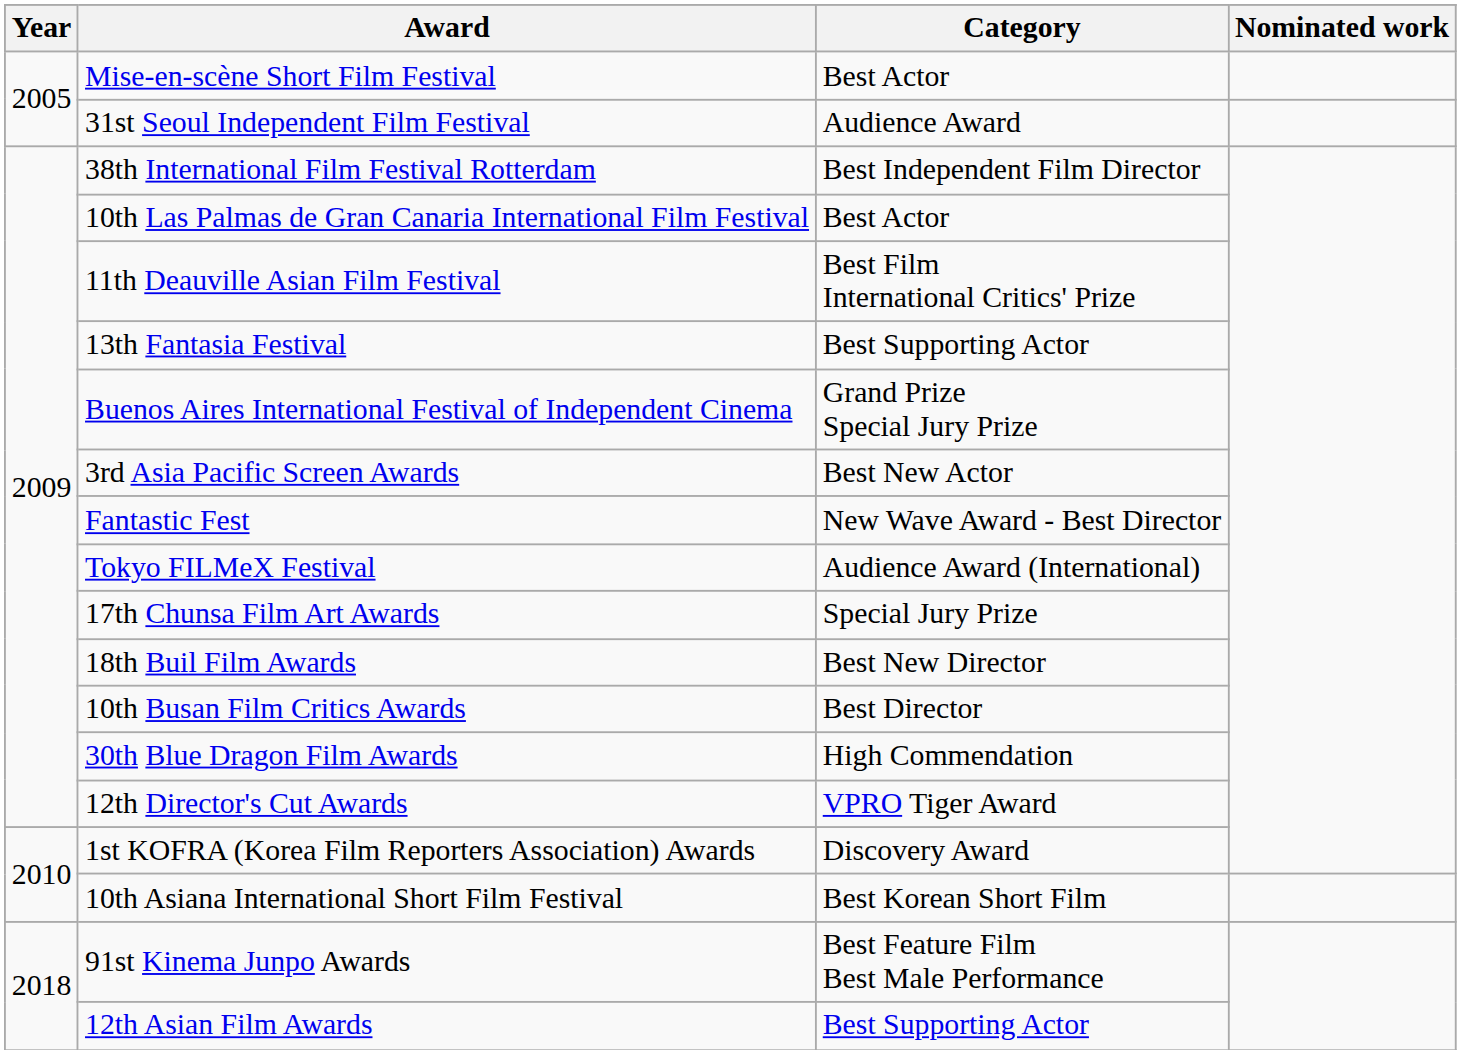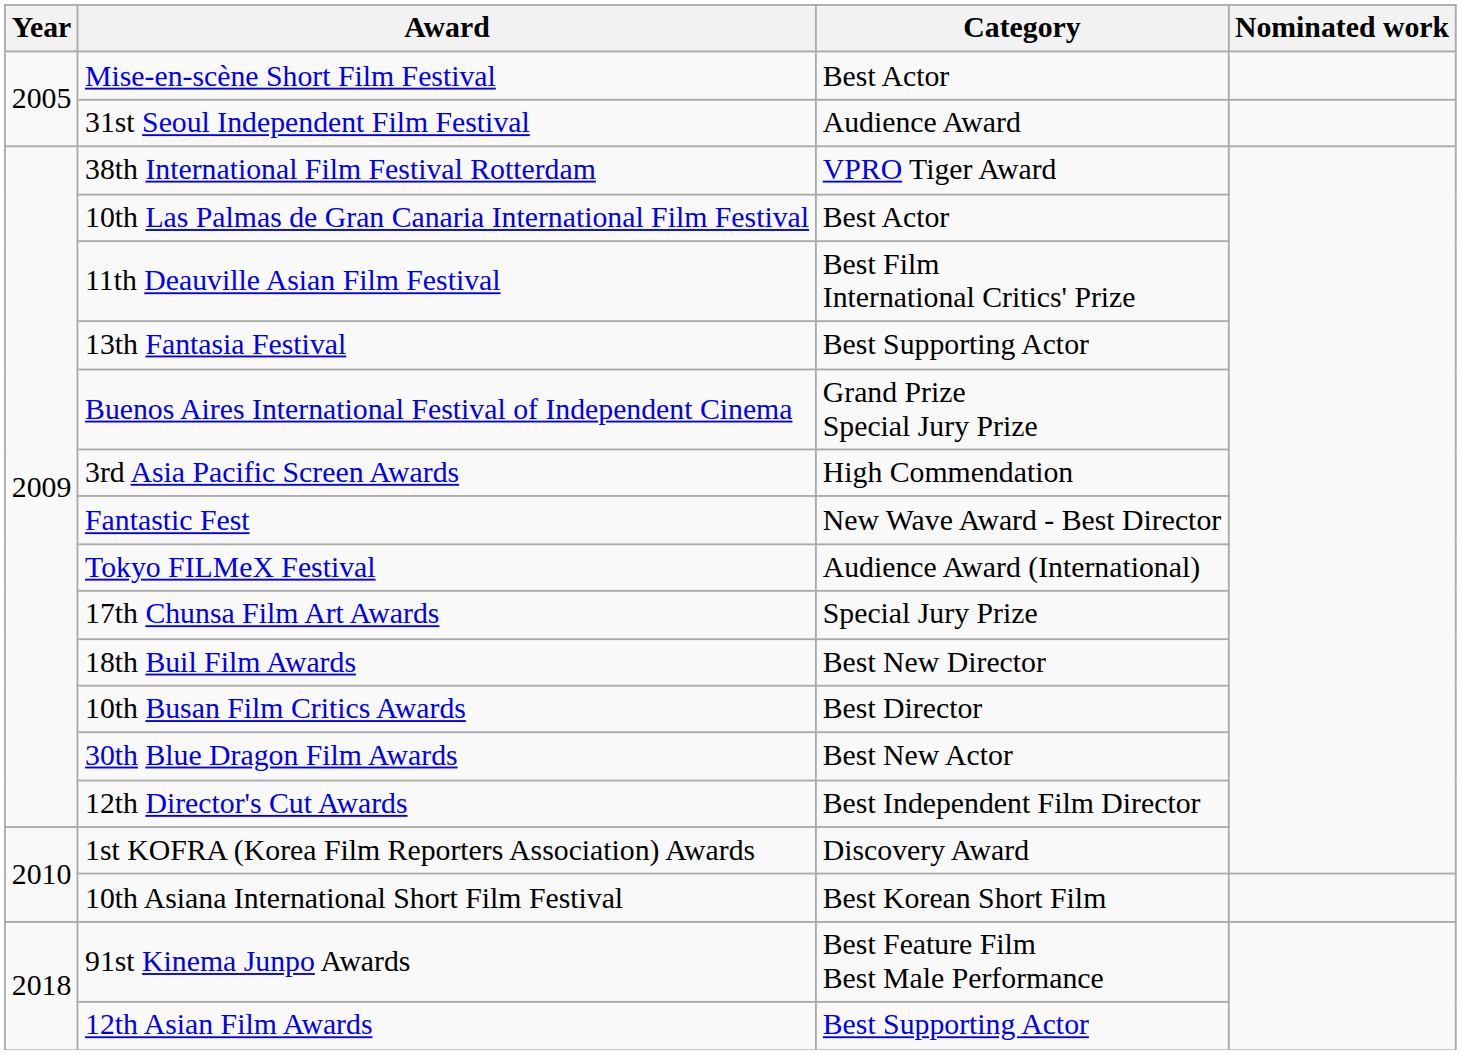(1012, 169) Best Independent Film Director -> (940, 169) VPRO Tiger Award
(918, 472) Best New Actor -> (948, 472) High Commendation
(948, 755) High Commendation -> (918, 755) Best New Actor
(940, 803) VPRO Tiger Award -> (1012, 803) Best Independent Film Director
